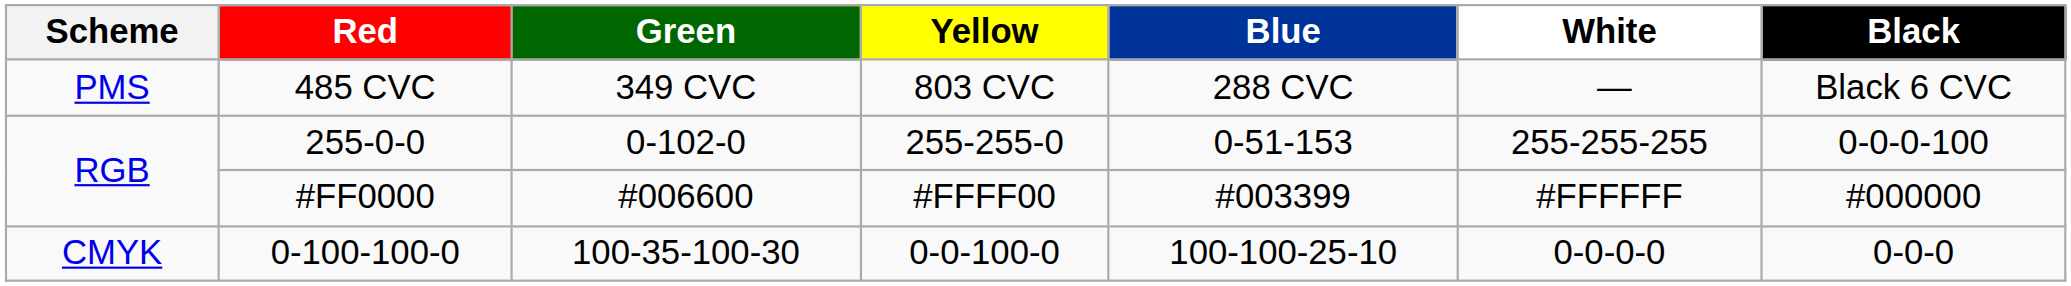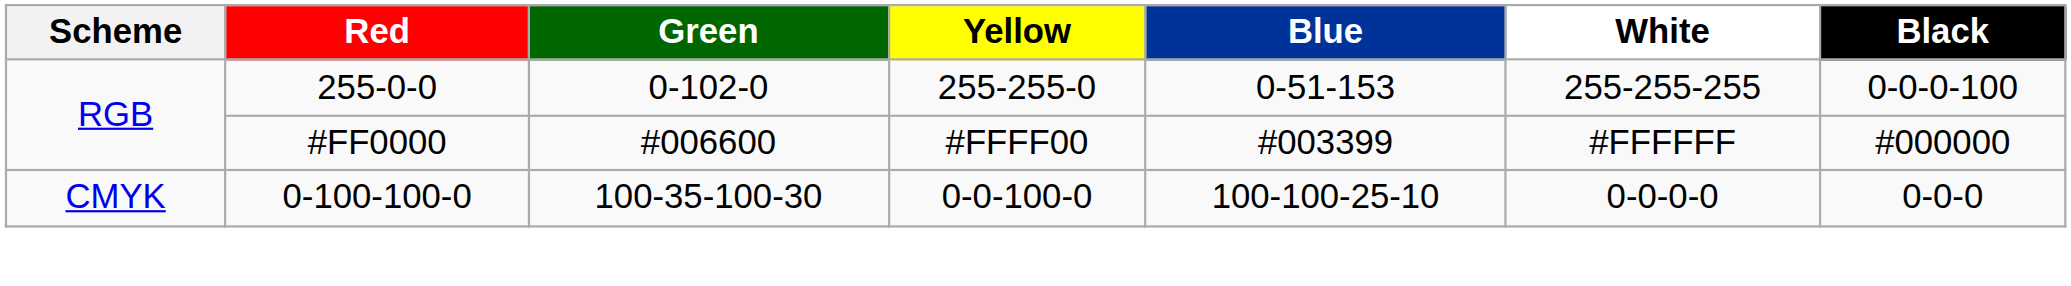- row: (365, 87)
